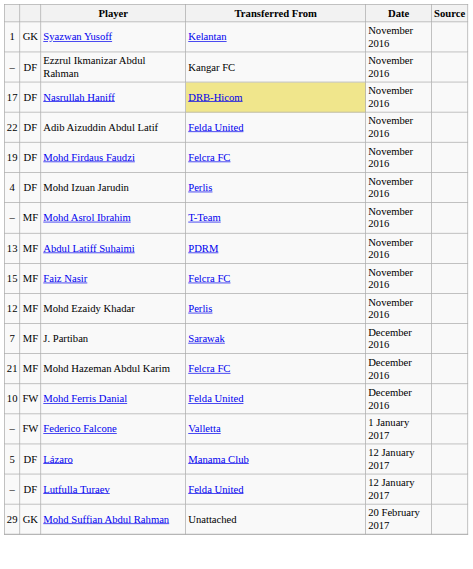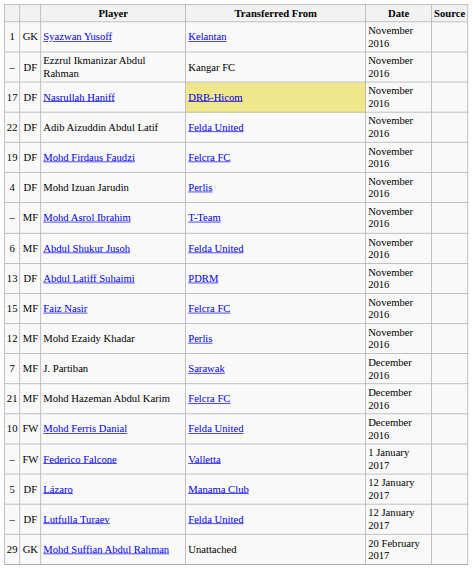+ row: (87, 248)
(30, 248) MF -> (30, 278) DF
